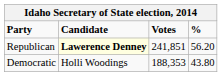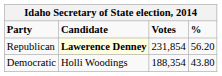(169, 46) 241,851 -> (169, 46) 231,854
(169, 63) 188,353 -> (169, 63) 188,354
